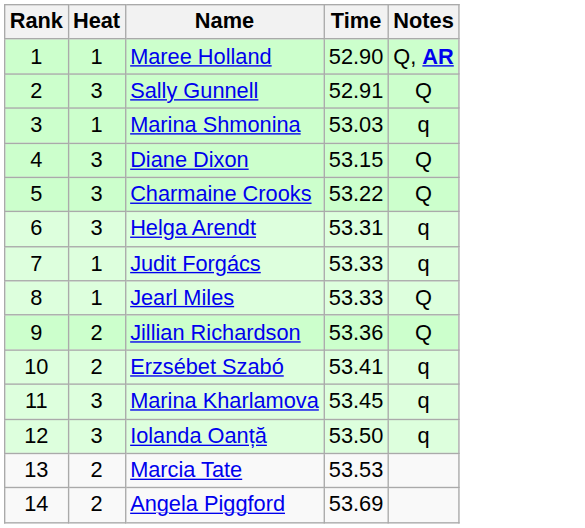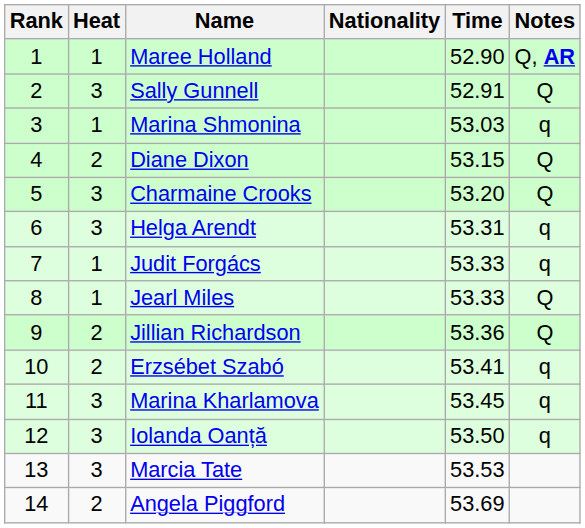+ column: (384, 21)
(97, 159) 3 -> (97, 159) 2
(356, 194) 53.22 -> (477, 194) 53.20
(97, 470) 2 -> (97, 470) 3
